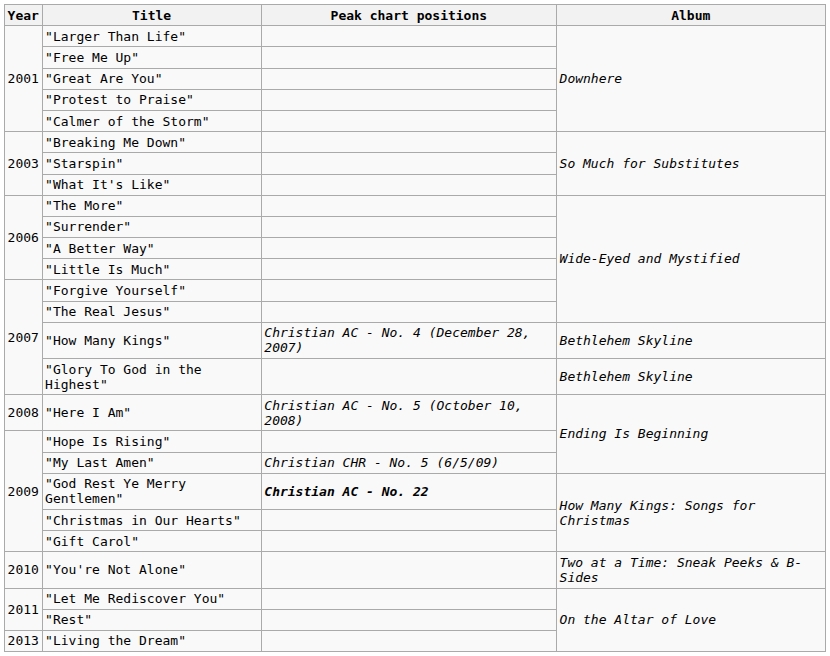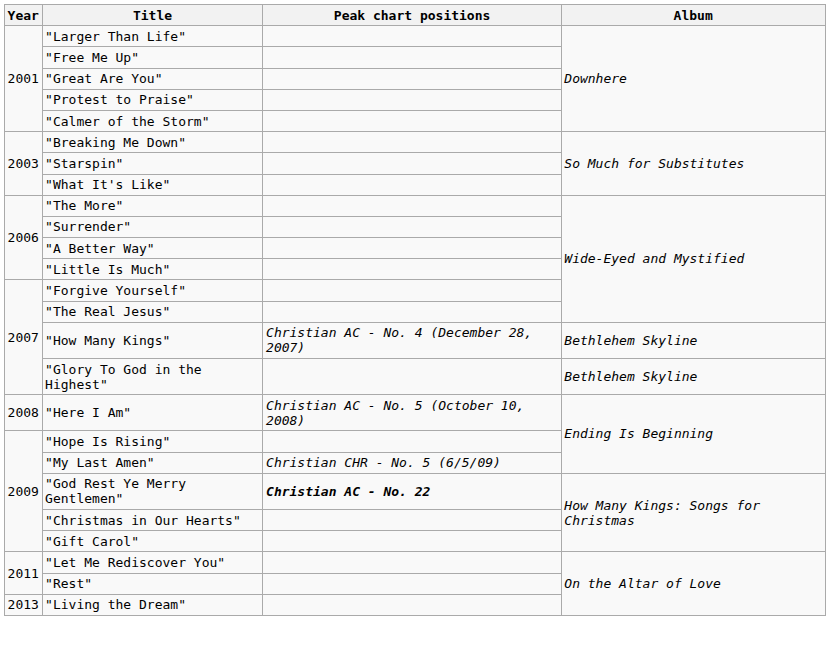- row: (116, 570)
